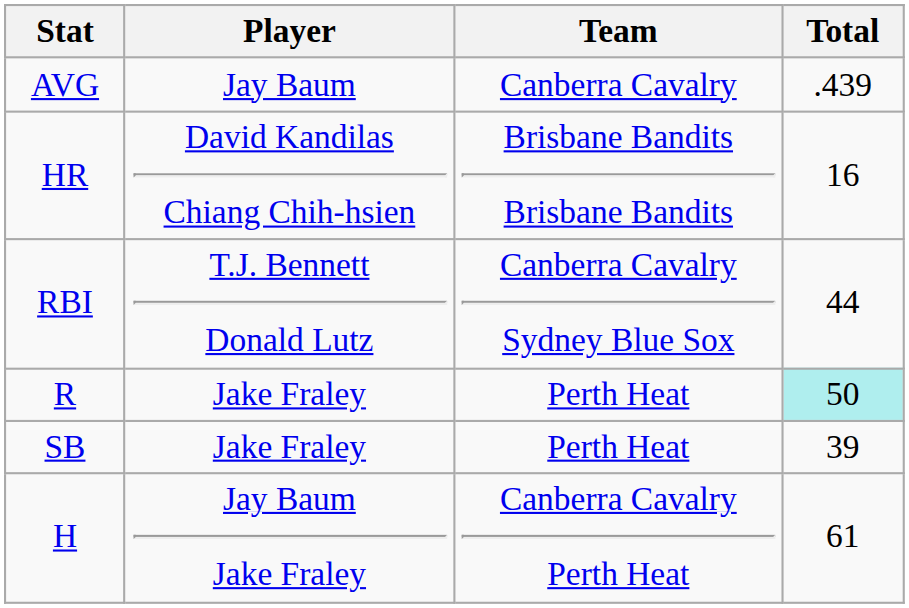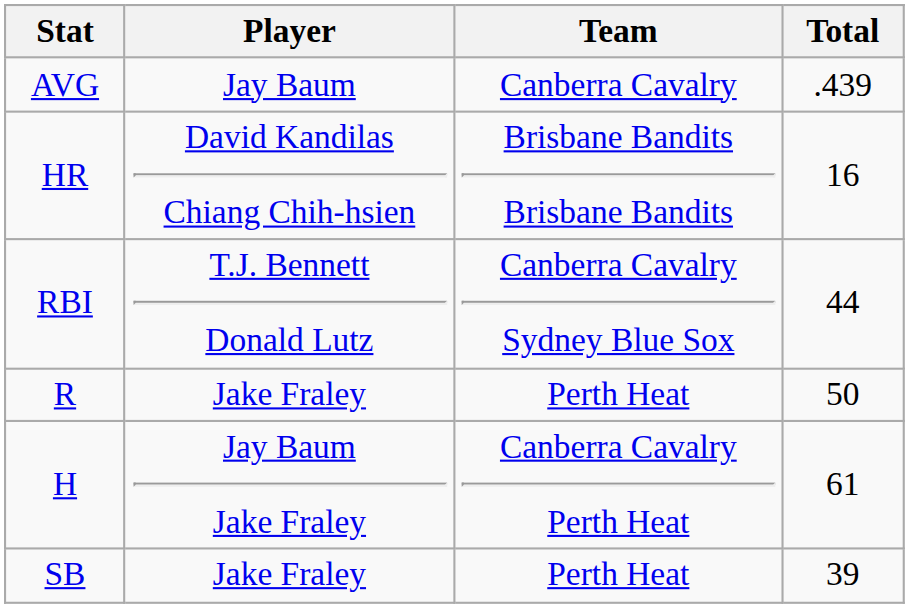(843, 393) paleturquoise background -> (843, 393) no background
rows swapped: (65, 537) <-> (65, 446)
